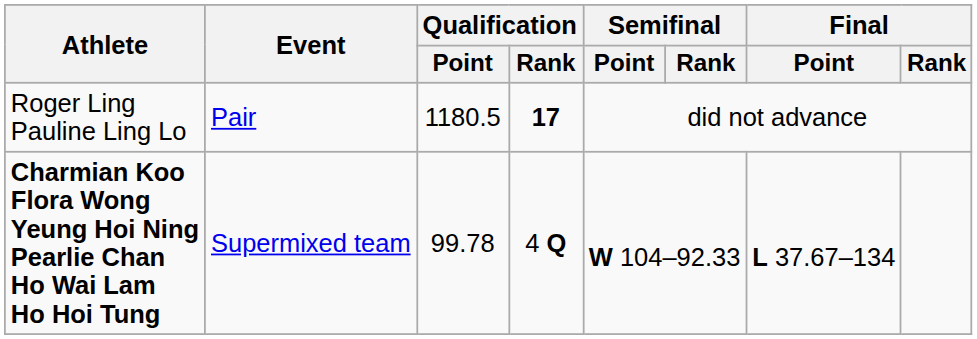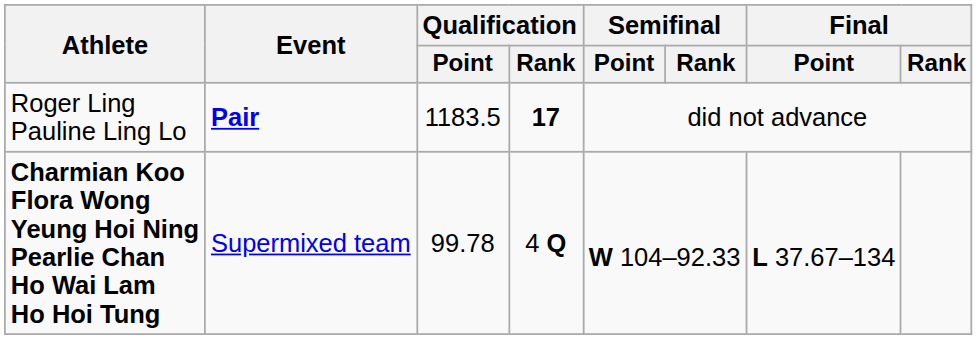(234, 118) normal -> (235, 118) bold
(463, 118) 1180.5 -> (463, 118) 1183.5
